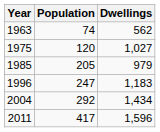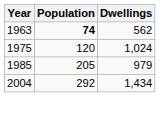(89, 30) normal -> (89, 30) bold
(138, 48) 1,027 -> (138, 48) 1,024
- row: (19, 83)
- row: (20, 118)
